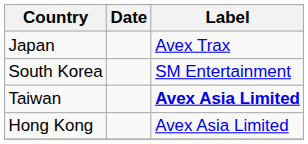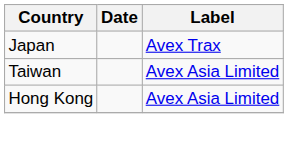- row: (56, 71)
(228, 98) bold -> (212, 71) normal
